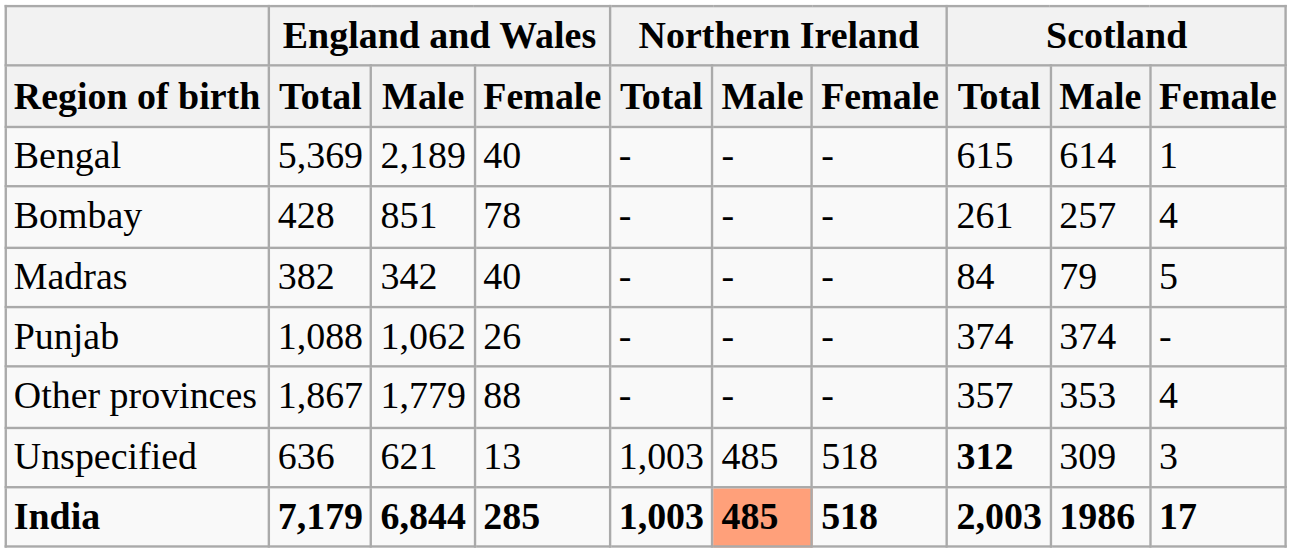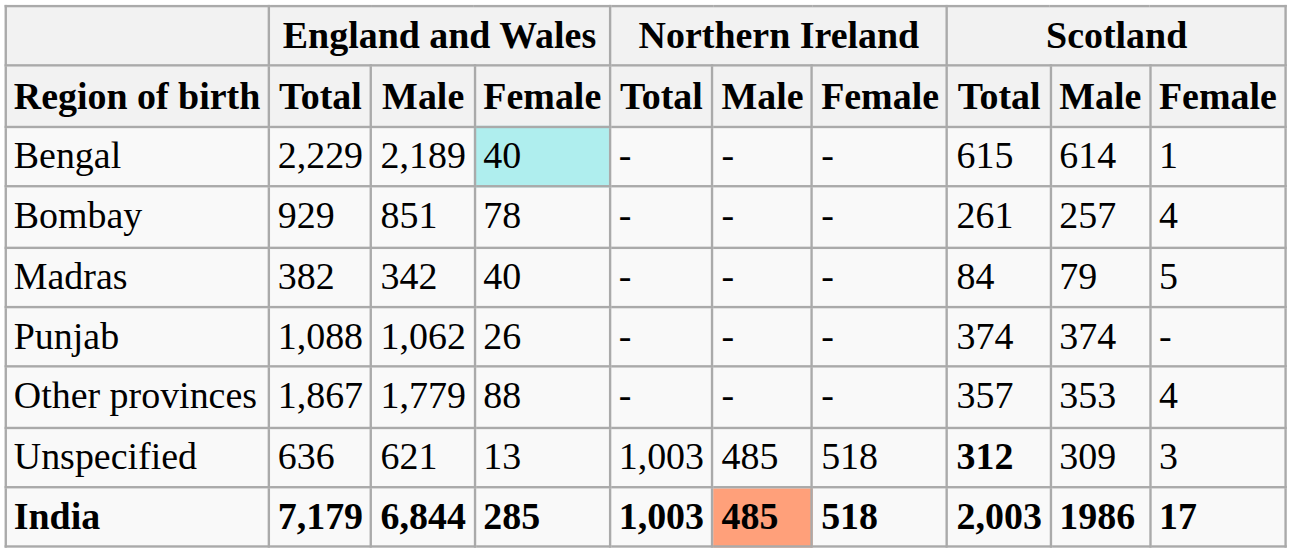(320, 155) 5,369 -> (320, 155) 2,229
(502, 155) no background -> (502, 155) paleturquoise background
(306, 215) 428 -> (306, 215) 929
